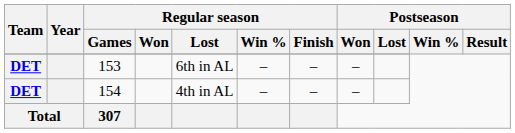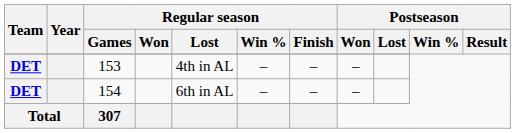(205, 66) 6th in AL -> (205, 66) 4th in AL
(205, 91) 4th in AL -> (205, 91) 6th in AL
